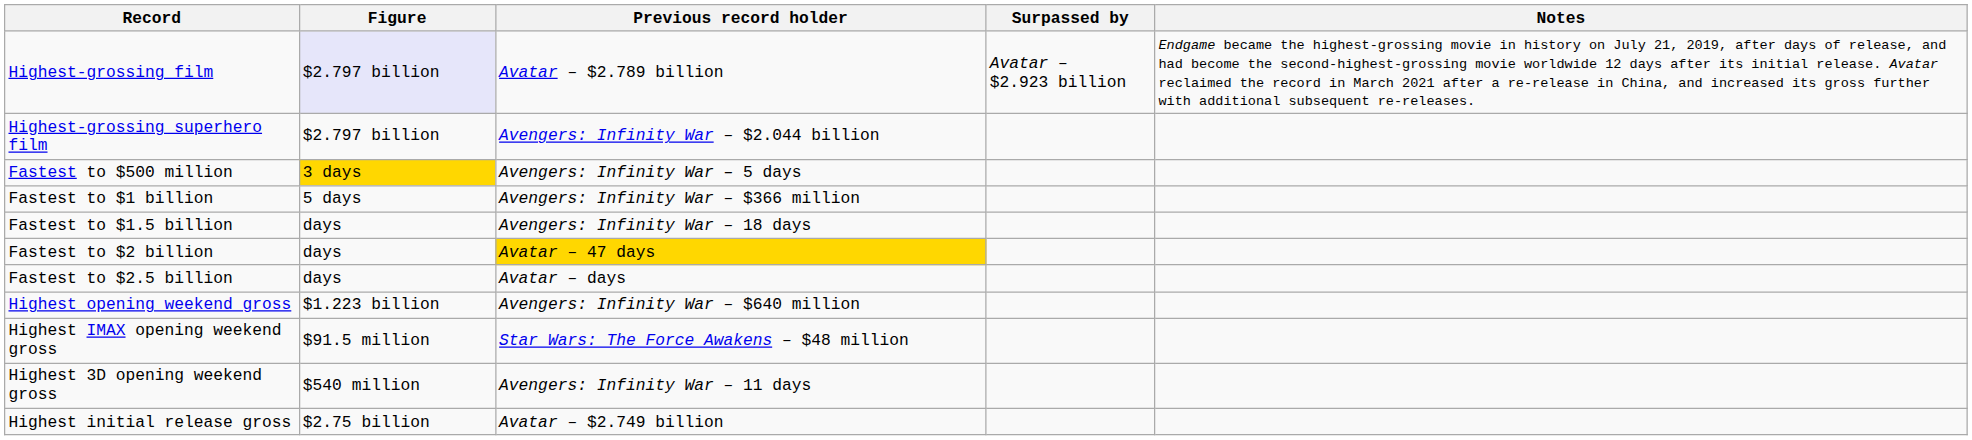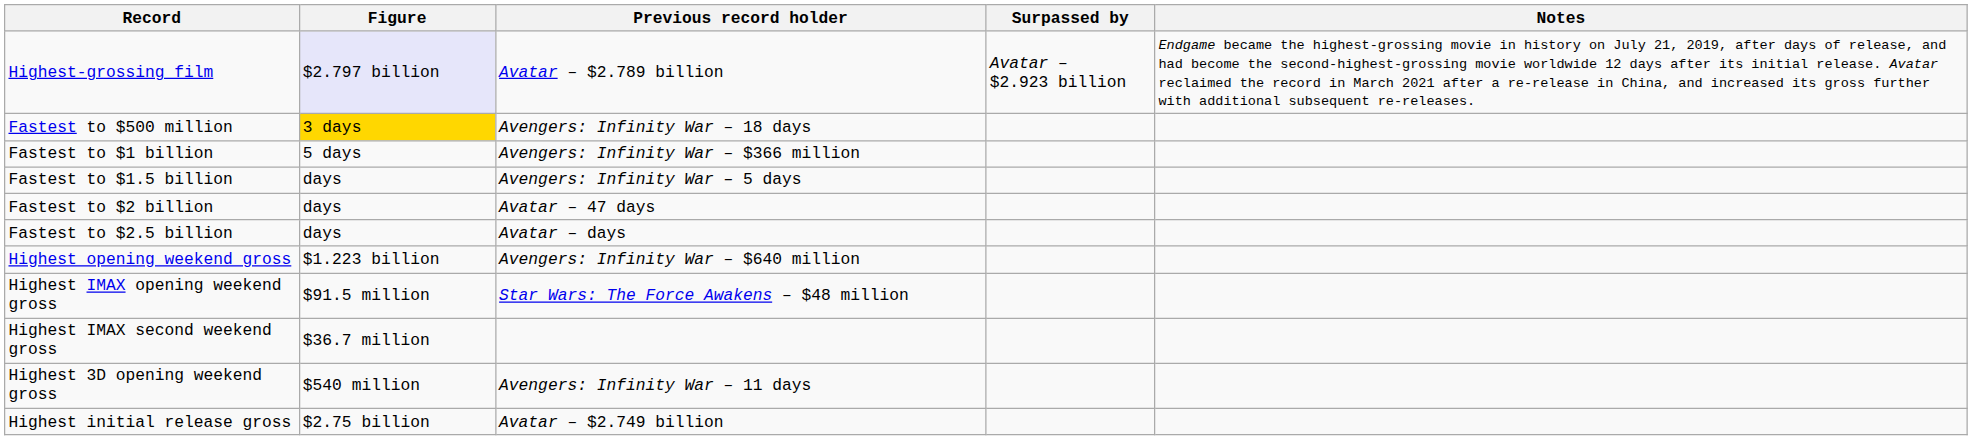- row: (135, 136)
(650, 172) Avengers: Infinity War – 5 days -> (655, 127) Avengers: Infinity War – 18 days
(655, 225) Avengers: Infinity War – 18 days -> (650, 180) Avengers: Infinity War – 5 days
(577, 252) gold background -> (577, 207) no background
+ row: (140, 341)
